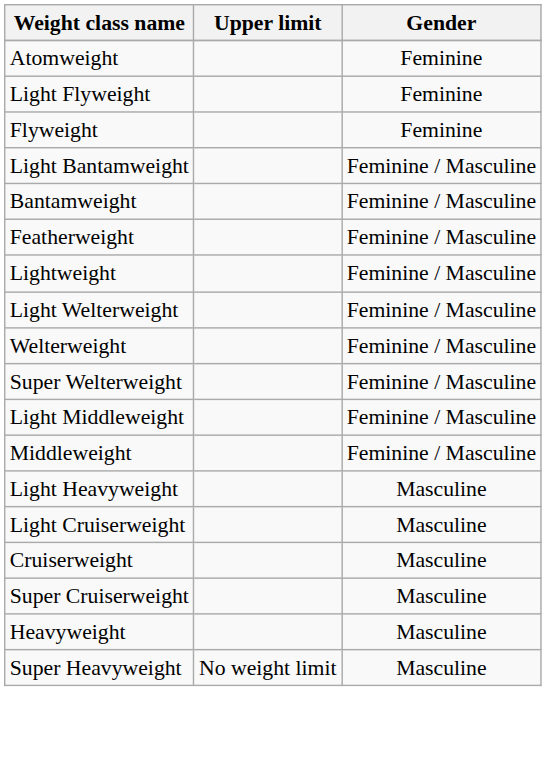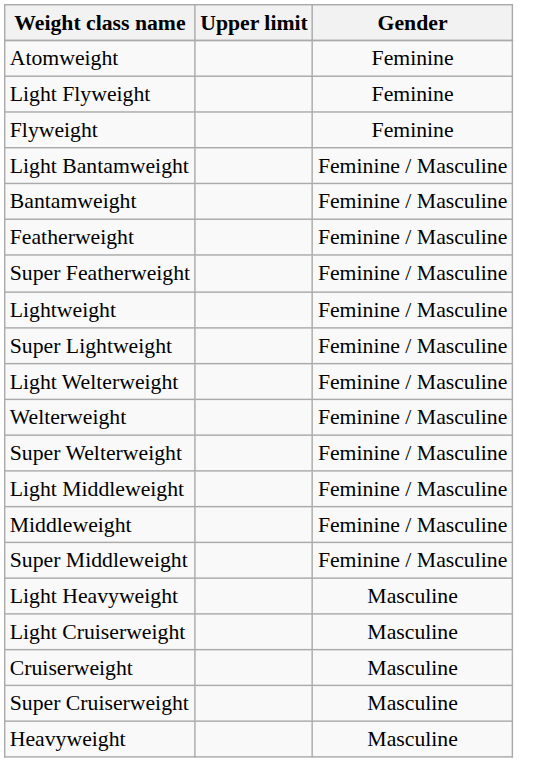+ row: (100, 273)
+ row: (91, 345)
+ row: (99, 560)
- row: (96, 667)
